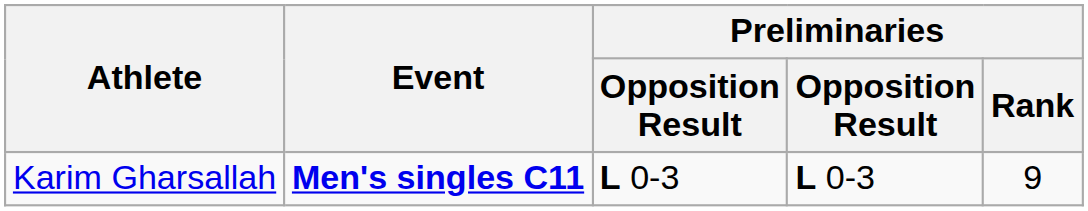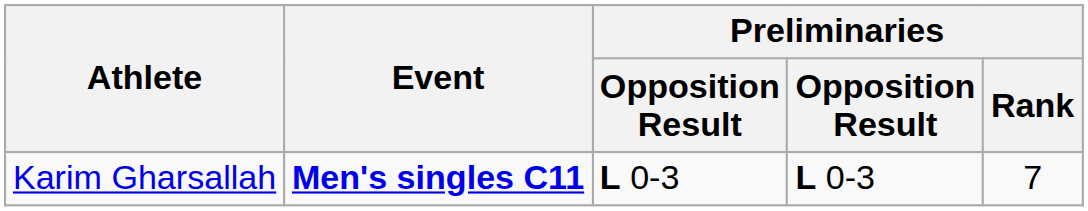(1033, 177) 9 -> (1033, 177) 7
